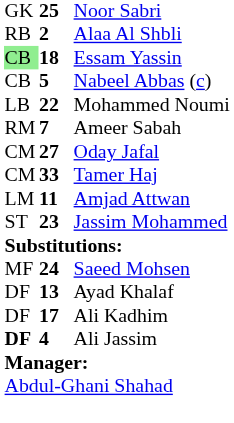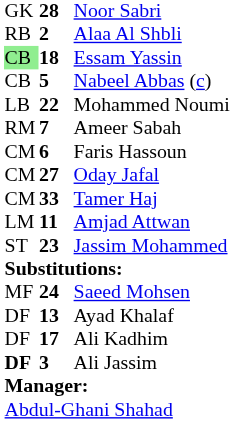(49, 10) 25 -> (49, 10) 28
+ row: (130, 151)
(44, 338) 4 -> (44, 362) 3
